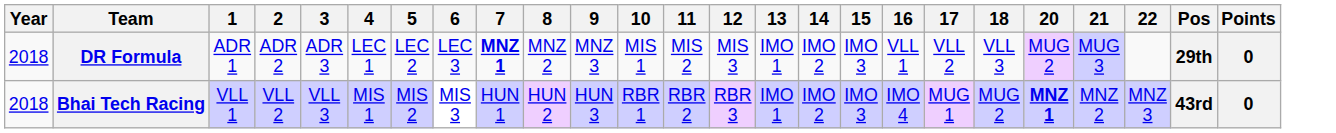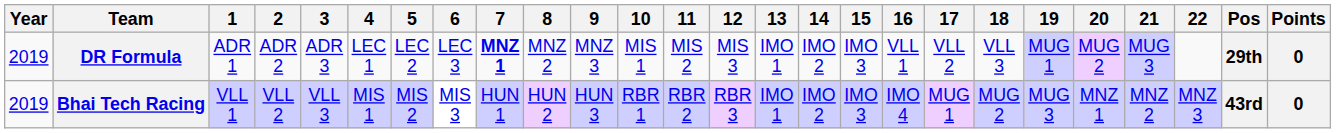+ column: (1049, 18)
(29, 56) 2018 -> (29, 56) 2019
(29, 104) 2018 -> (29, 104) 2019
(1049, 104) bold -> (1099, 104) normal
